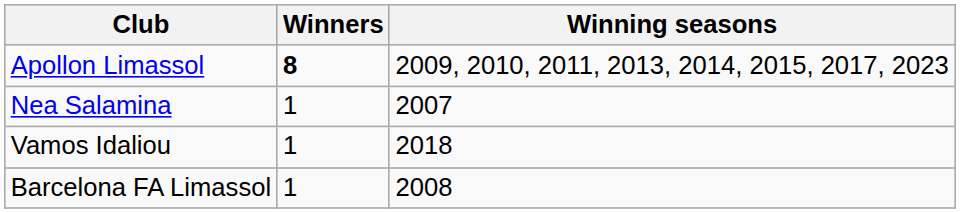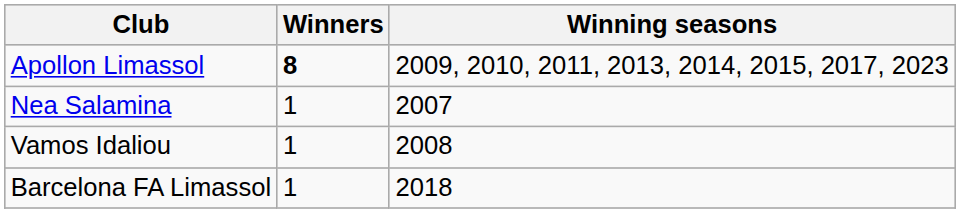(424, 146) 2018 -> (424, 146) 2008
(424, 187) 2008 -> (424, 187) 2018
